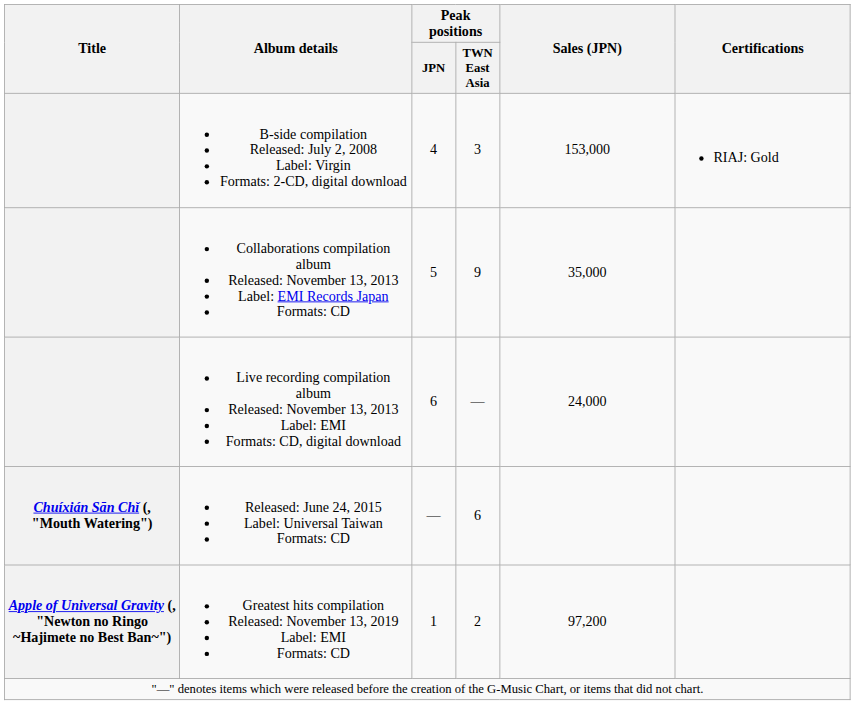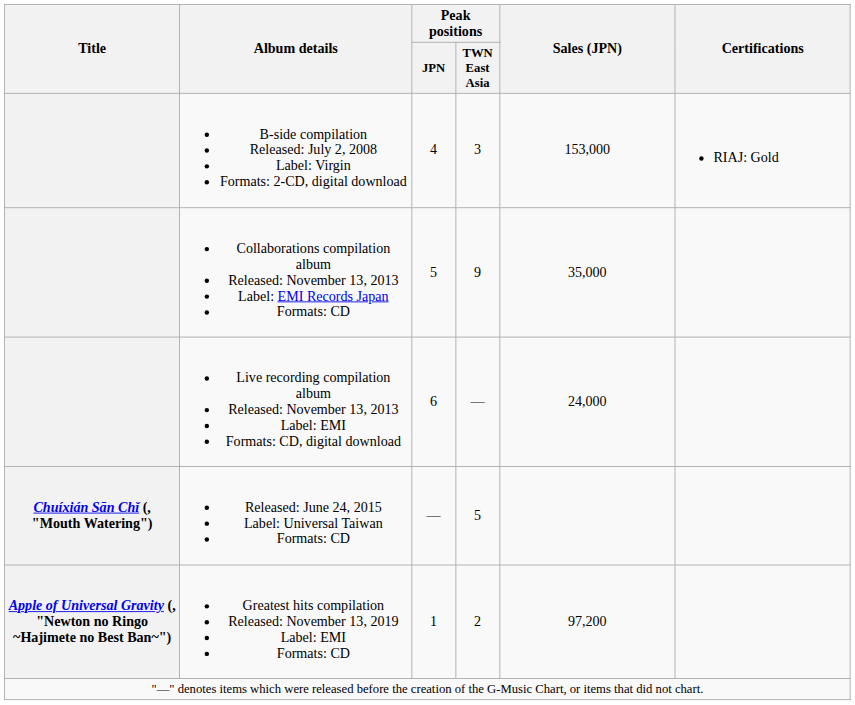(478, 515) 6 -> (478, 515) 5
